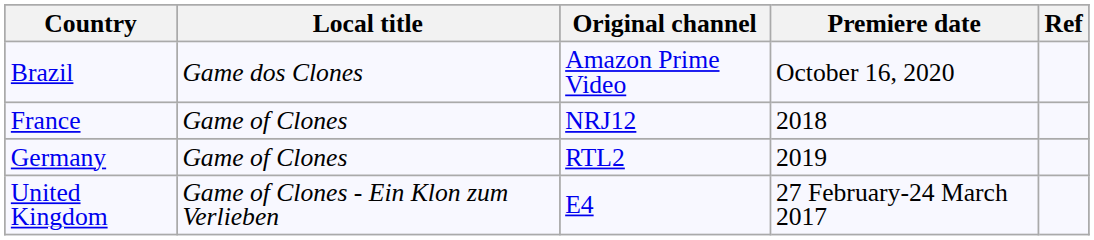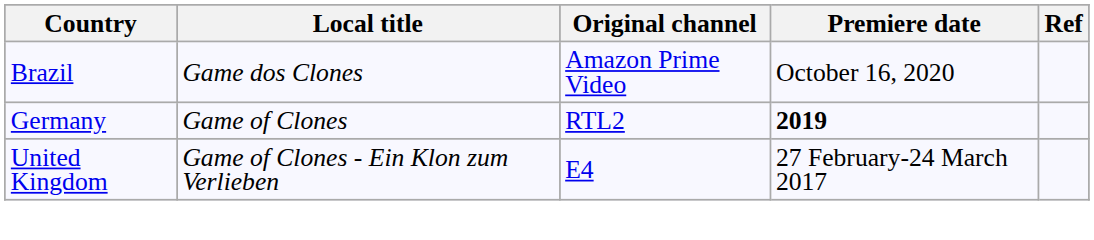- row: (46, 120)
(802, 156) normal -> (802, 120) bold
